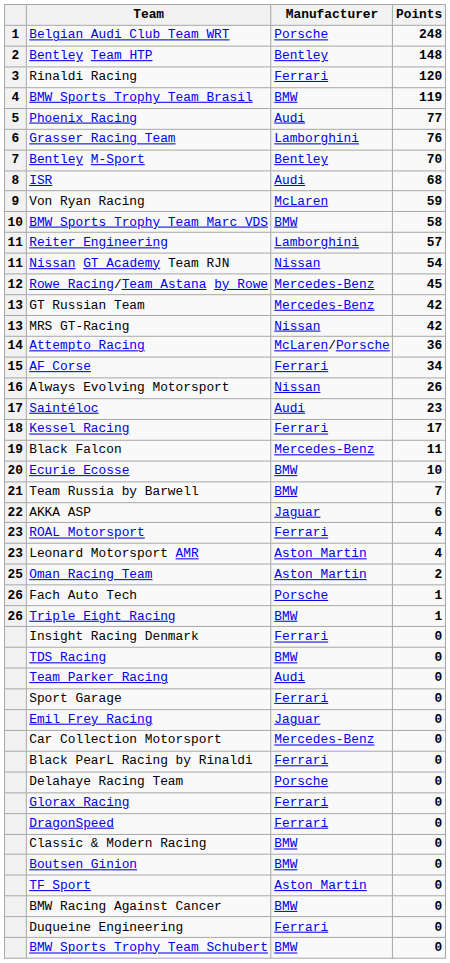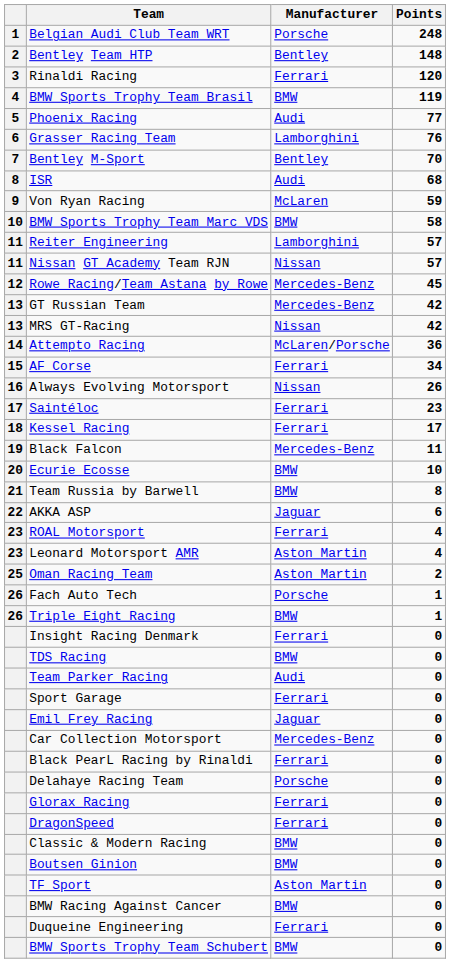(435, 264) 54 -> (435, 264) 57
(290, 409) Audi -> (301, 409) Ferrari
(438, 492) 7 -> (438, 492) 8
